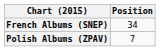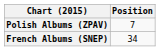rows swapped: (57, 25) <-> (57, 39)
